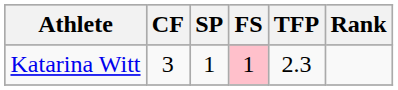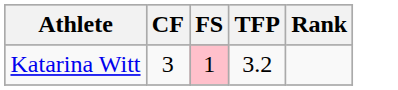- column: (209, 24)
(296, 64) 2.3 -> (257, 64) 3.2
